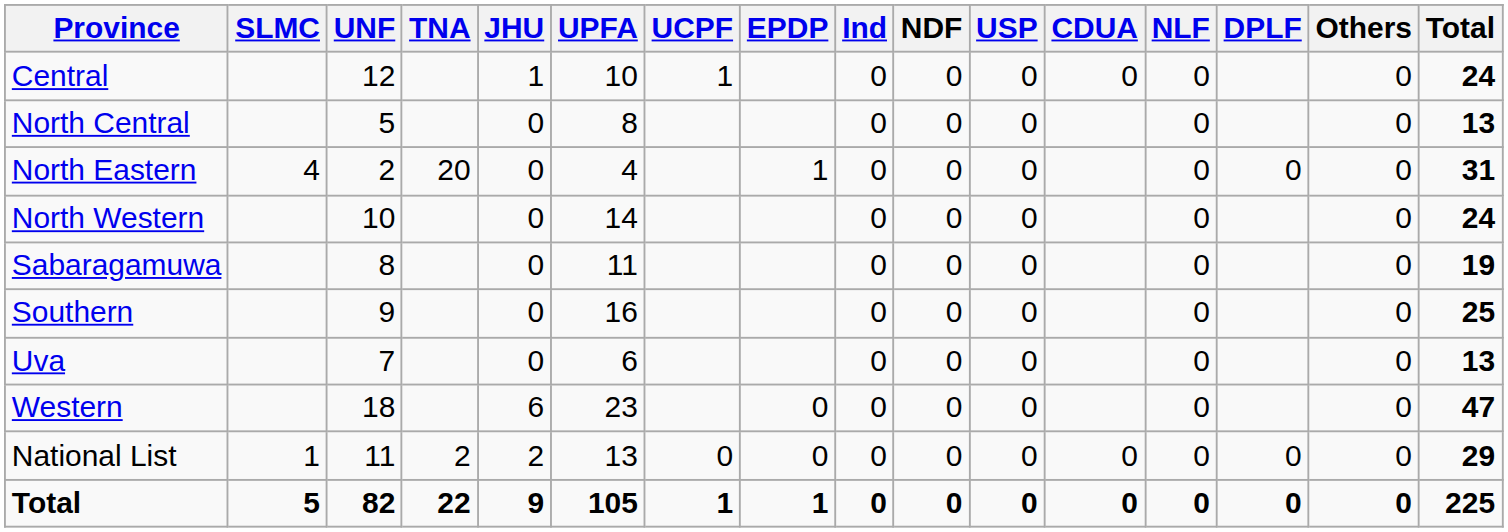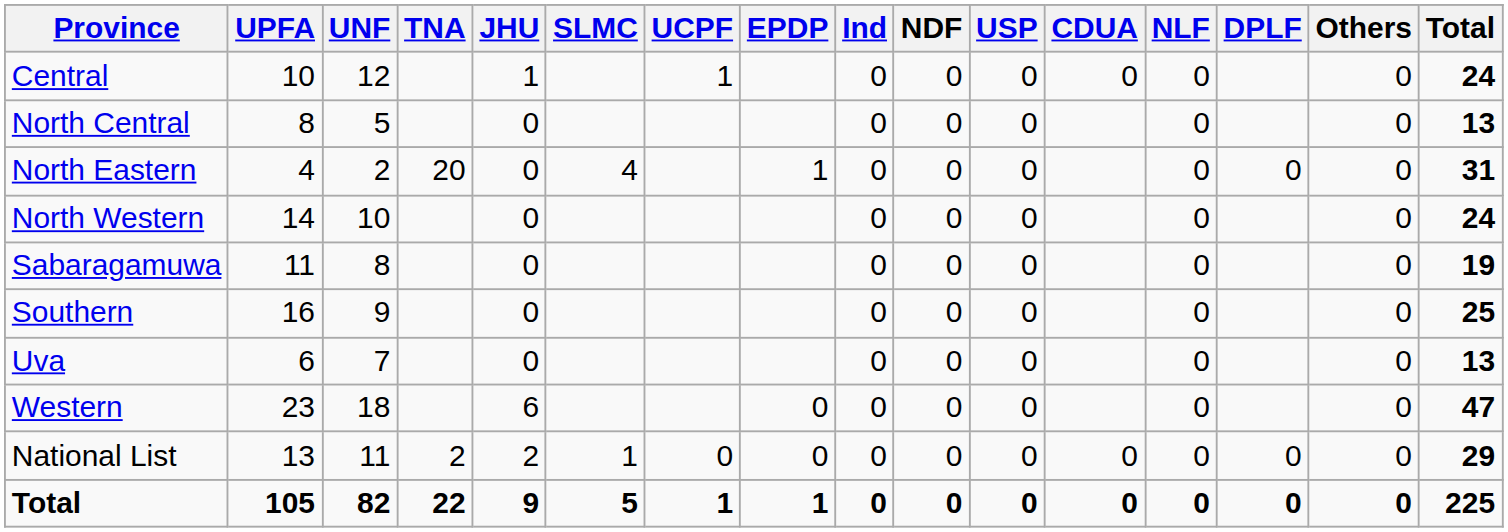columns swapped: (598, 28) <-> (278, 28)
